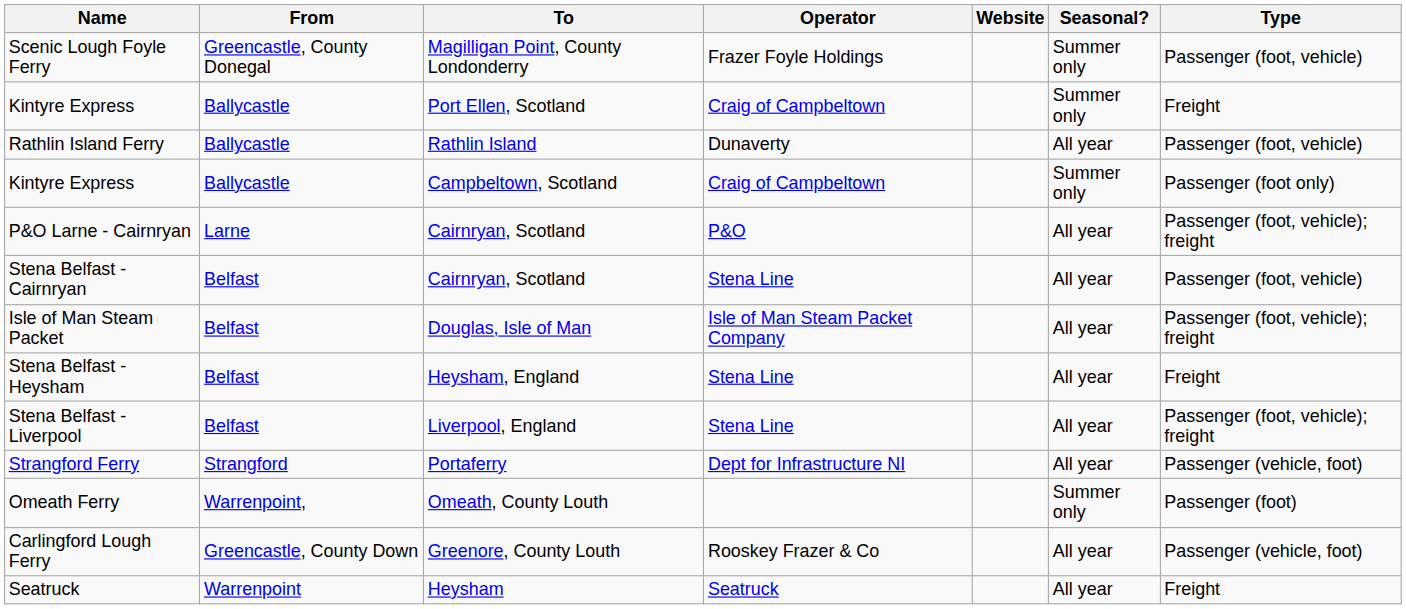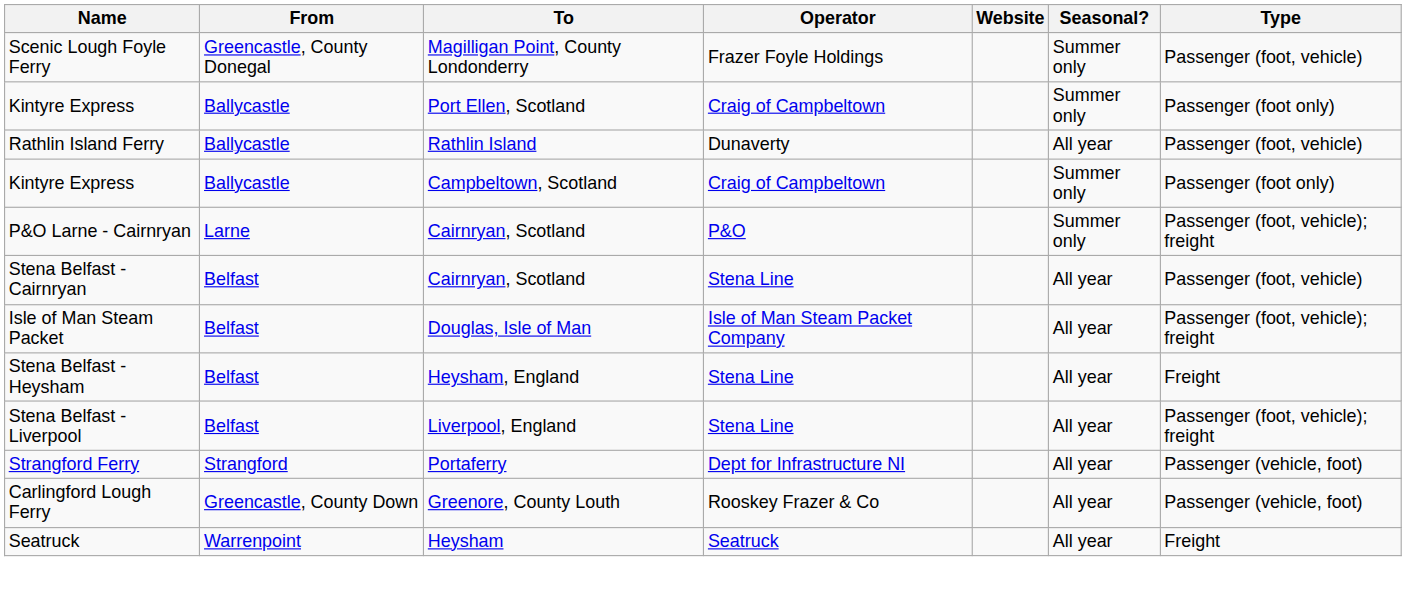(1192, 105) Freight -> (1249, 105) Passenger (foot only)
(1083, 231) All year -> (1087, 231) Summer only
- row: (64, 502)
